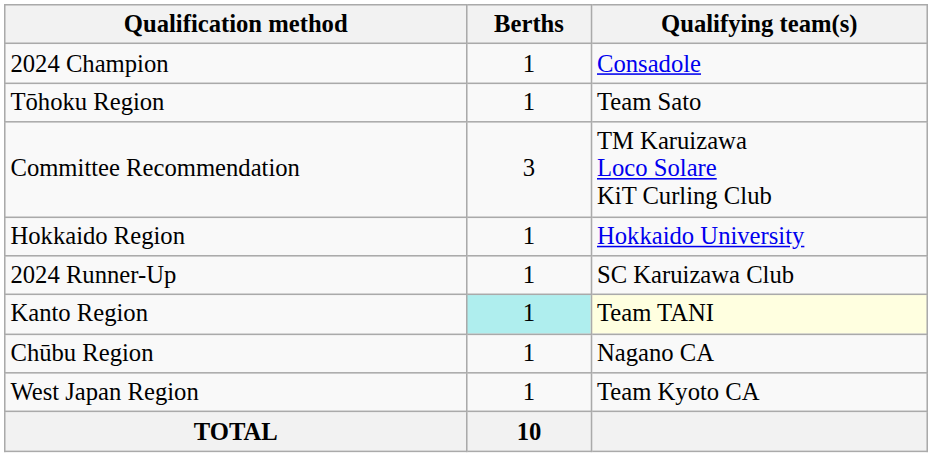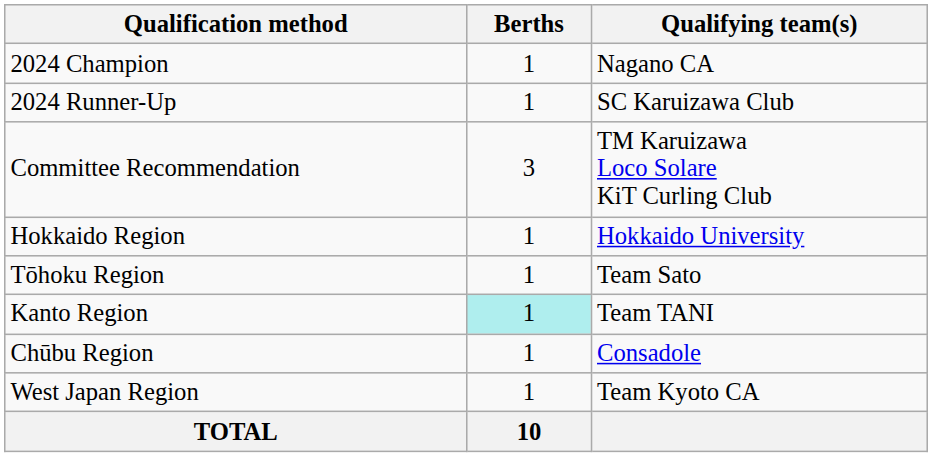(649, 63) Consadole -> (656, 63) Nagano CA
rows swapped: (93, 274) <-> (87, 102)
(655, 313) lightyellow background -> (655, 313) no background
(656, 353) Nagano CA -> (649, 353) Consadole
